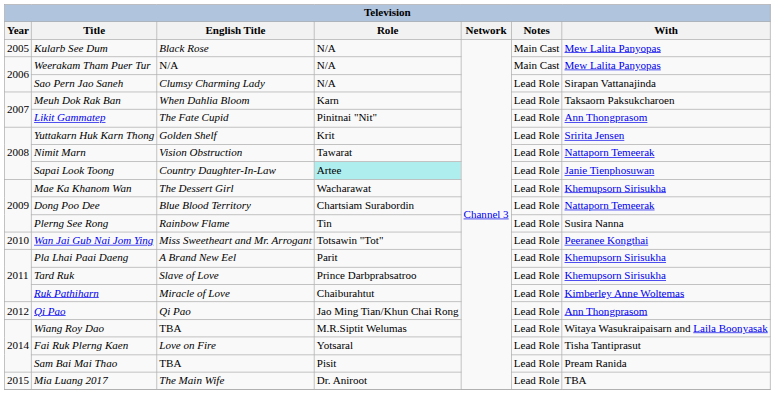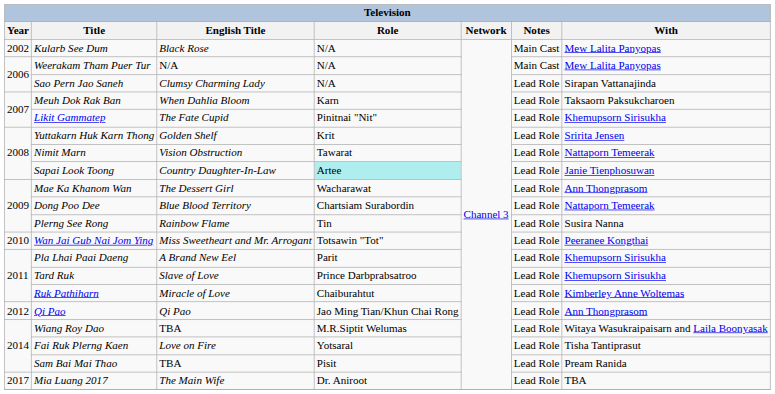(18, 48) 2005 -> (18, 48) 2002
(606, 118) Ann Thongprasom -> (615, 118) Khemupsorn Sirisukha
(615, 188) Khemupsorn Sirisukha -> (606, 188) Ann Thongprasom
(18, 380) 2015 -> (18, 380) 2017
